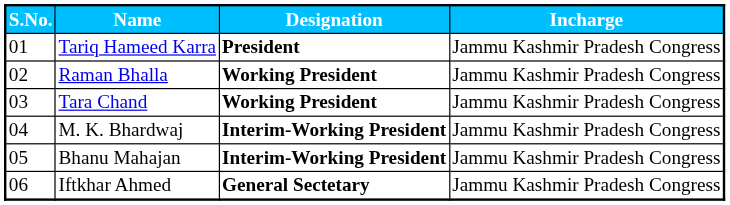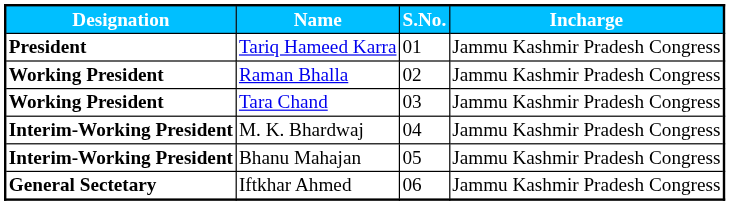columns swapped: (31, 19) <-> (334, 19)
